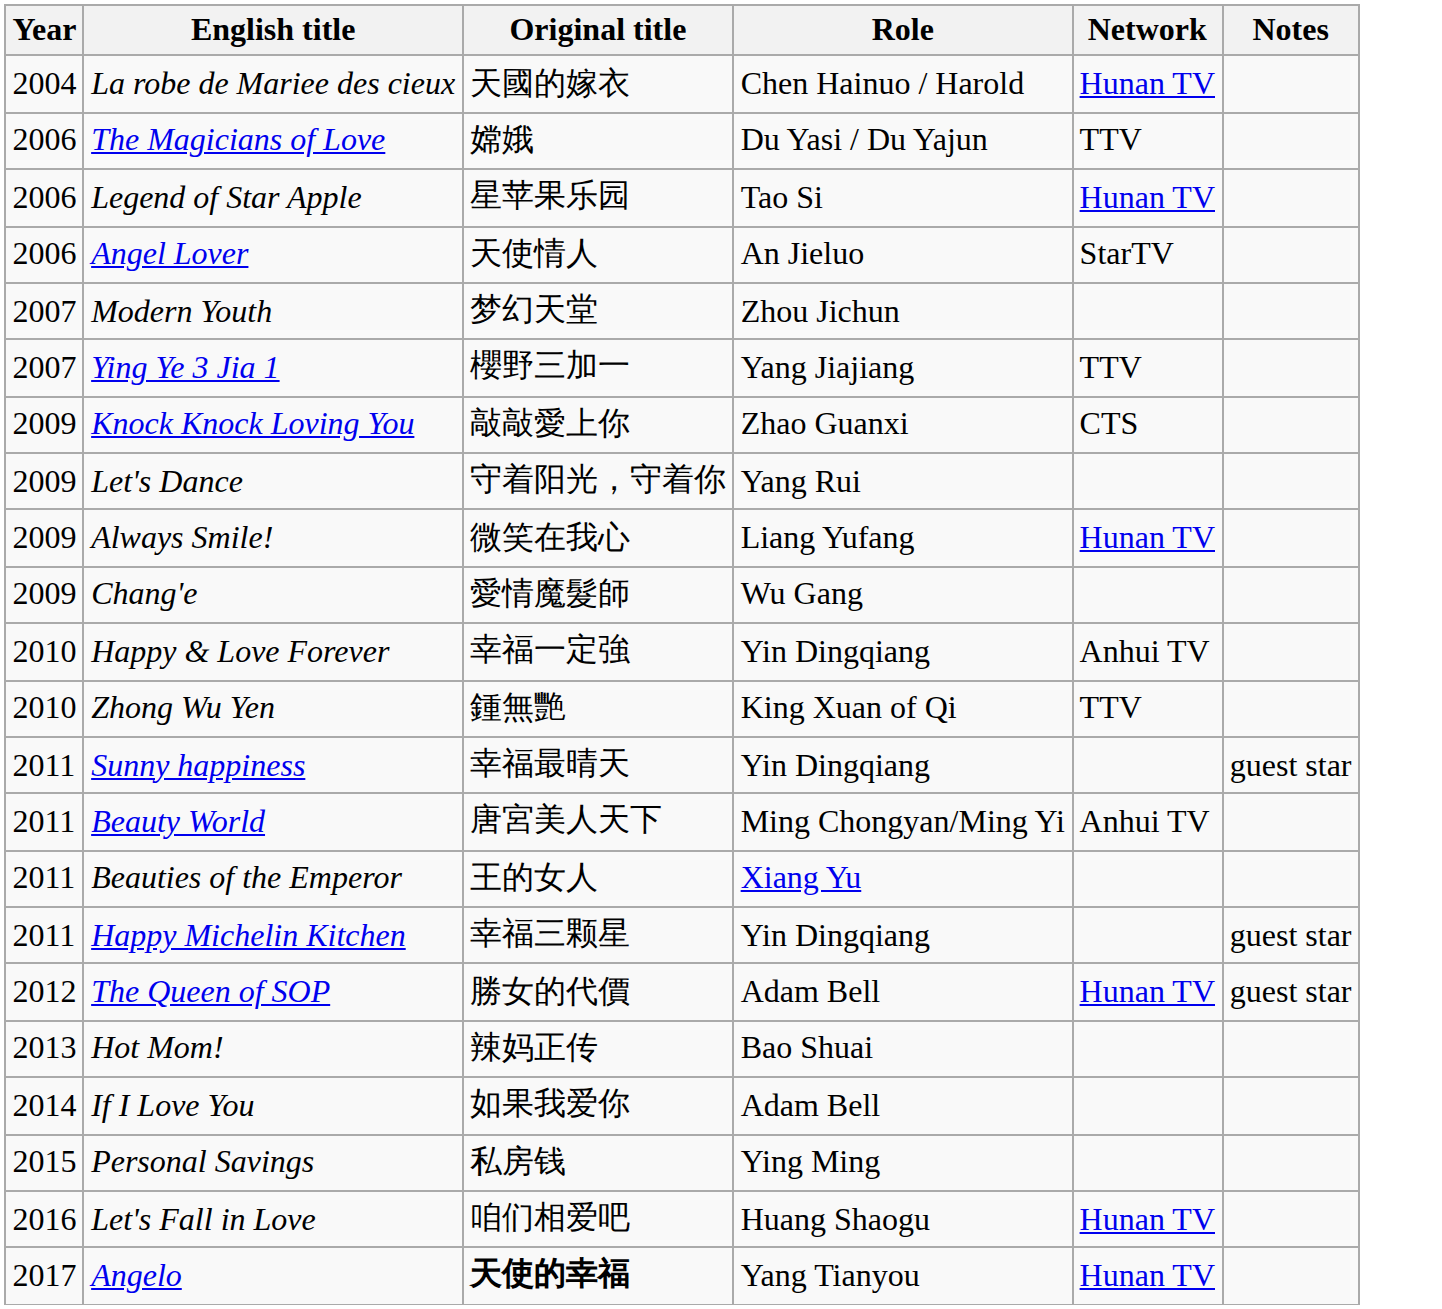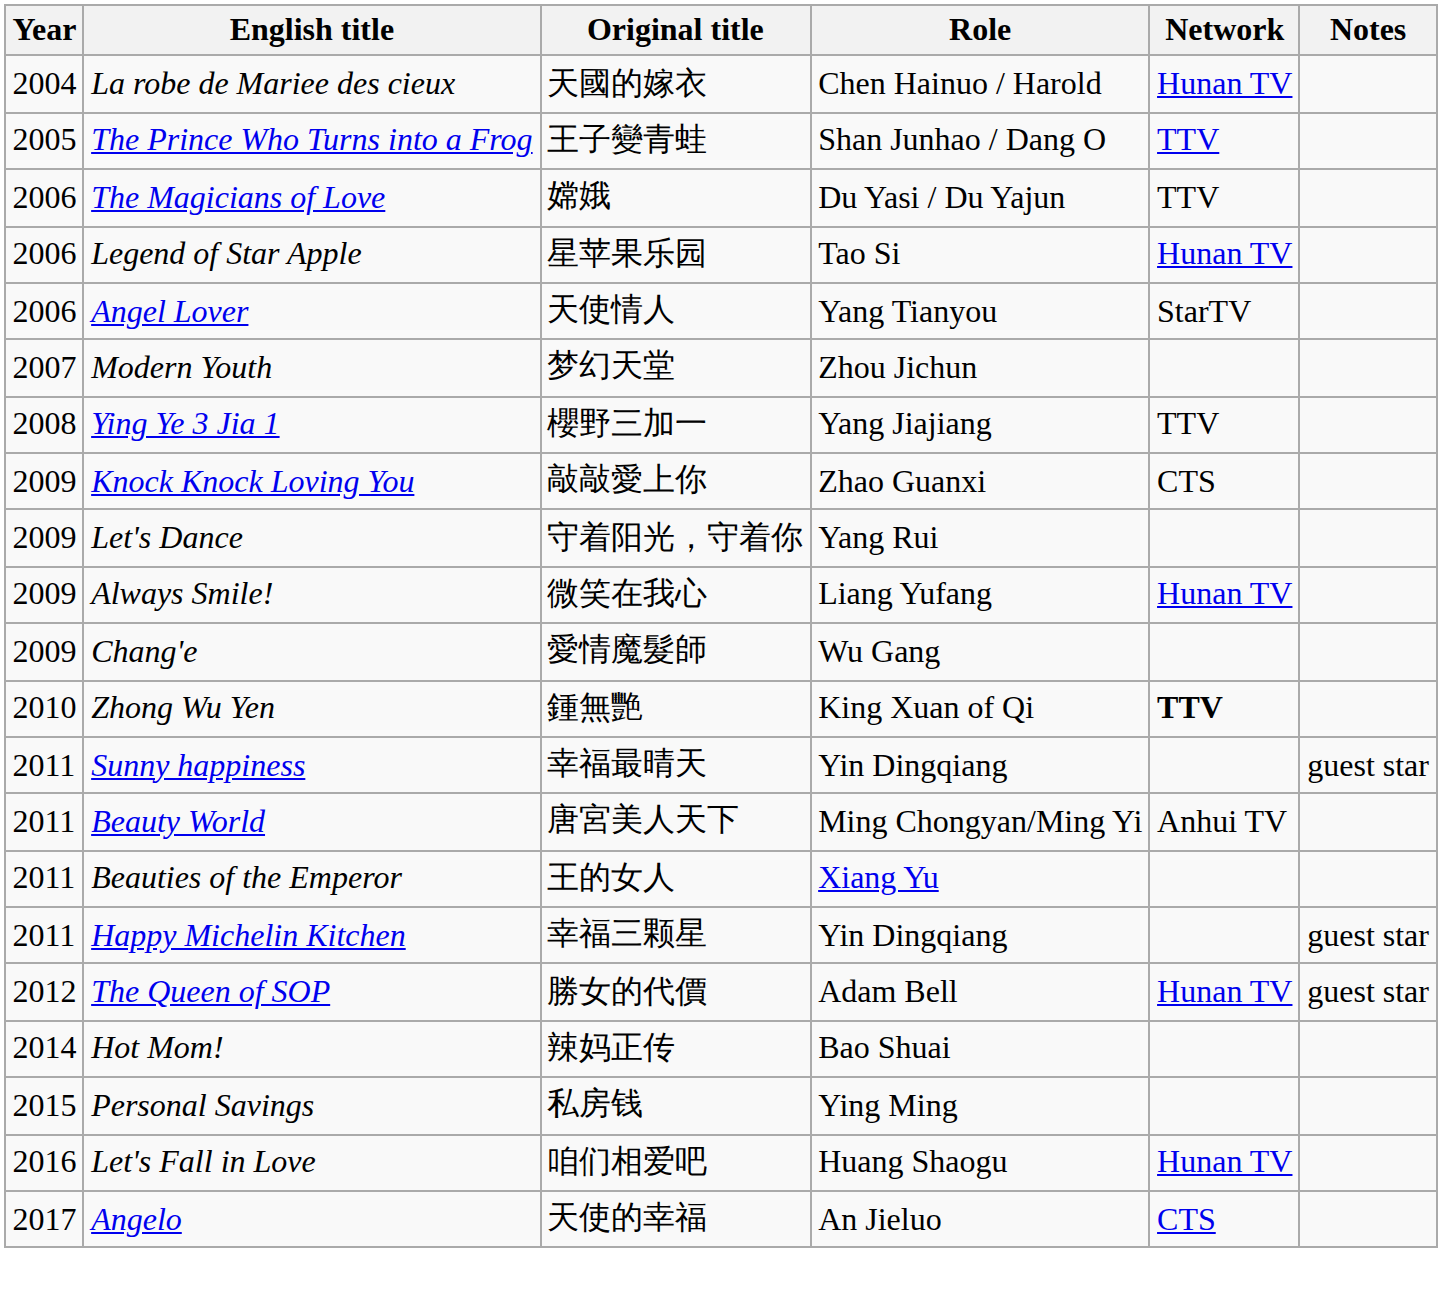+ row: (312, 140)
(802, 253) An Jieluo -> (908, 310) Yang Tianyou
(44, 367) 2007 -> (44, 424) 2008
- row: (240, 651)
(1111, 707) normal -> (1190, 707) bold
(44, 1048) 2013 -> (44, 1048) 2014
- row: (173, 1105)
(550, 1274) bold -> (627, 1217) normal
(830, 1275) Yang Tianyou -> (880, 1218) An Jieluo
(1147, 1275) Hunan TV -> (1186, 1218) CTS
